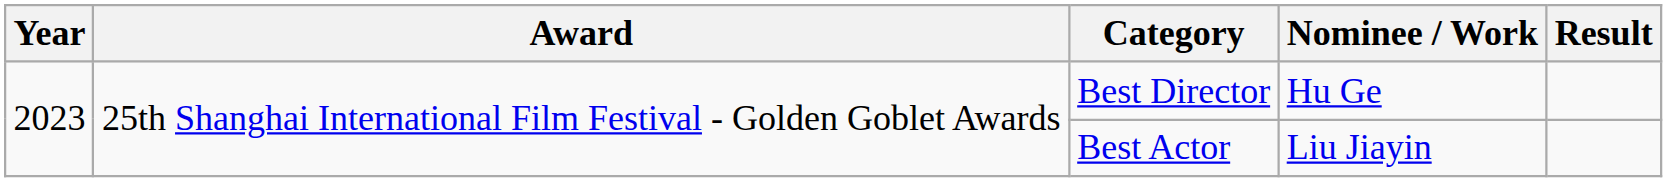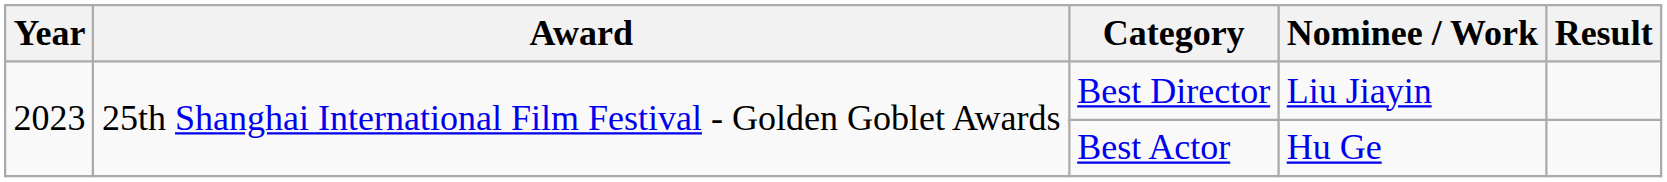(1334, 90) Hu Ge -> (1359, 90) Liu Jiayin
(1359, 147) Liu Jiayin -> (1334, 147) Hu Ge
